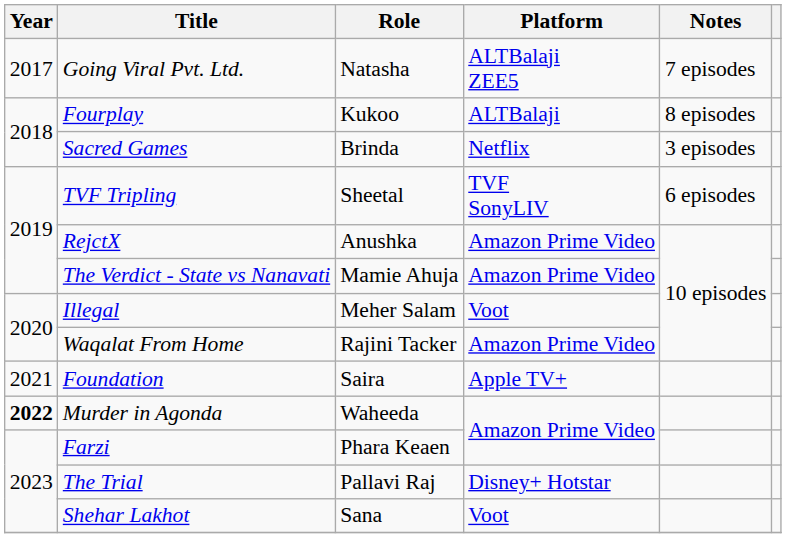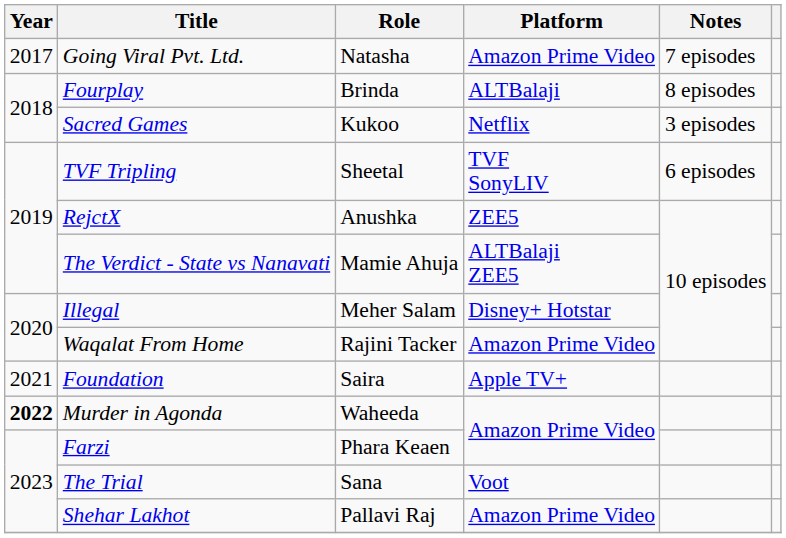(514, 68) ALTBalaji ZEE5 -> (562, 55) Amazon Prime Video
(370, 114) Kukoo -> (370, 90) Brinda
(370, 148) Brinda -> (370, 124) Kukoo
(562, 241) Amazon Prime Video -> (493, 217) ZEE5
(562, 275) Amazon Prime Video -> (514, 263) ALTBalaji ZEE5
(488, 310) Voot -> (539, 310) Disney+ Hotstar
(388, 481) Pallavi Raj -> (361, 481) Sana
(539, 481) Disney+ Hotstar -> (488, 481) Voot
(361, 515) Sana -> (388, 515) Pallavi Raj
(488, 515) Voot -> (562, 515) Amazon Prime Video
